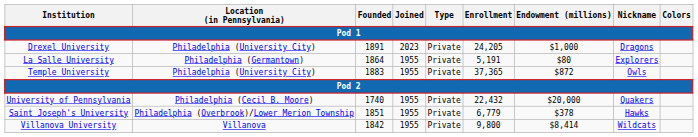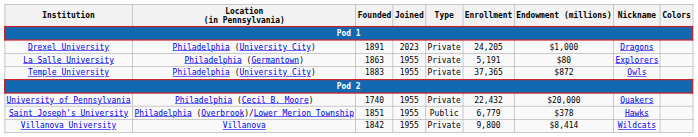(375, 60) 1864 -> (375, 60) 1863
(444, 113) Private -> (444, 113) Public
